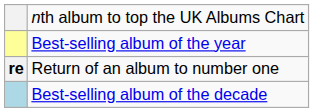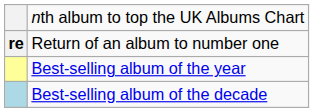rows swapped: (155, 69) <-> (138, 44)
